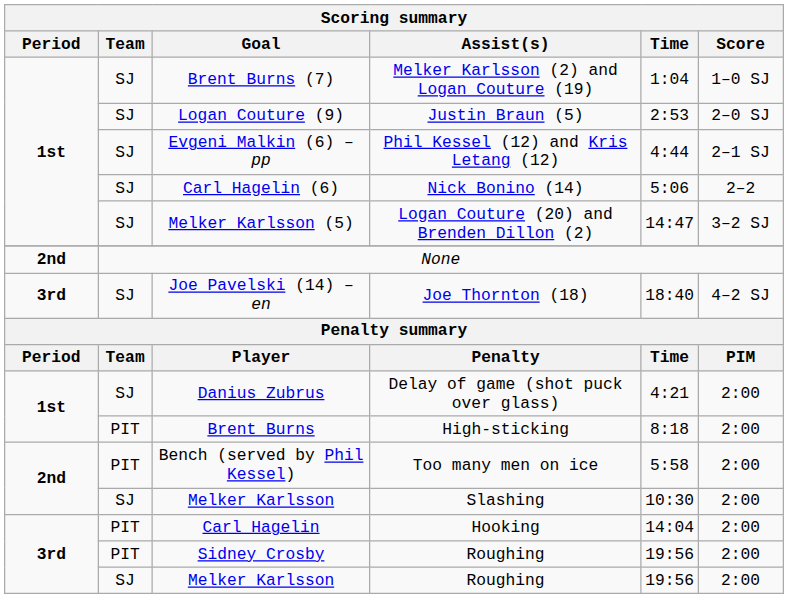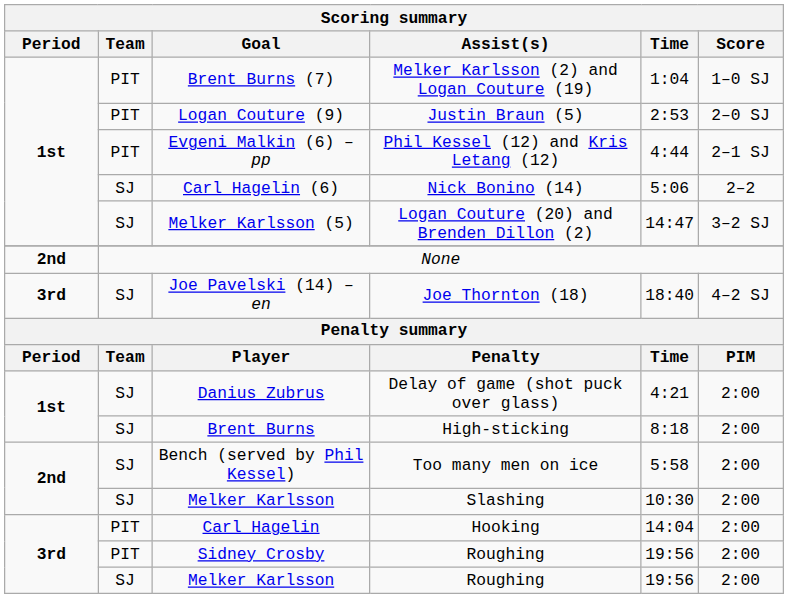(125, 80) SJ -> (125, 80) PIT
(125, 116) SJ -> (125, 116) PIT
(125, 152) SJ -> (125, 152) PIT
(125, 429) PIT -> (125, 429) SJ
(125, 465) PIT -> (125, 465) SJ
